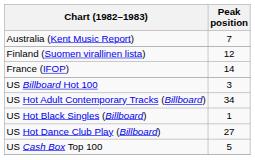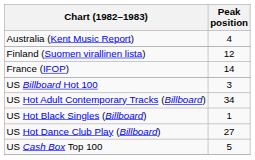(229, 38) 7 -> (229, 38) 4
